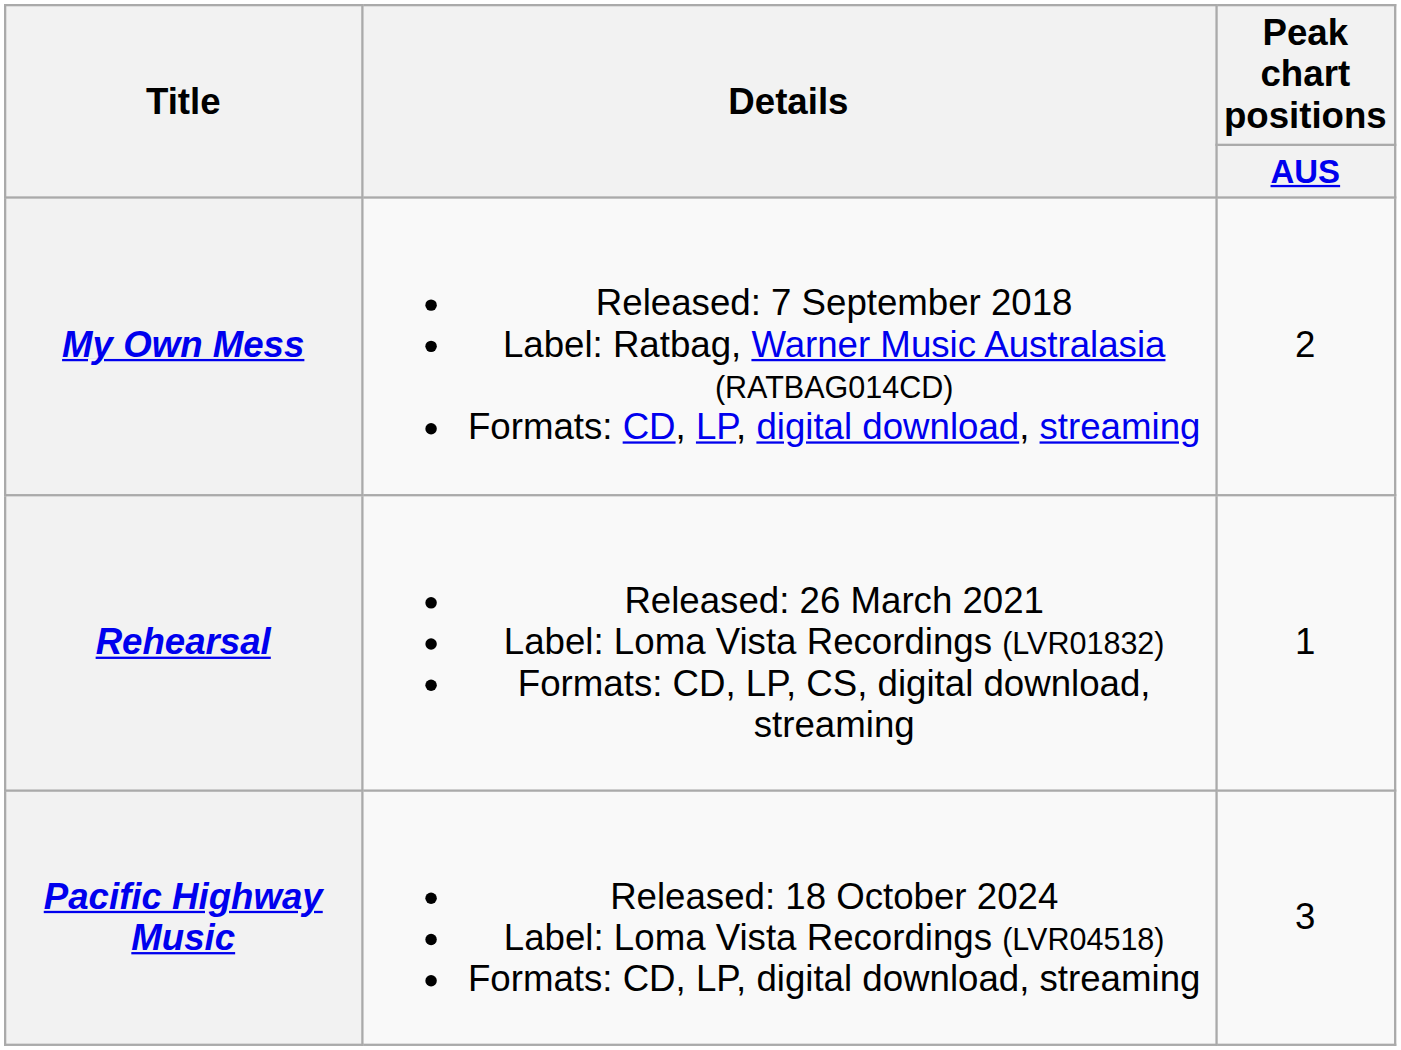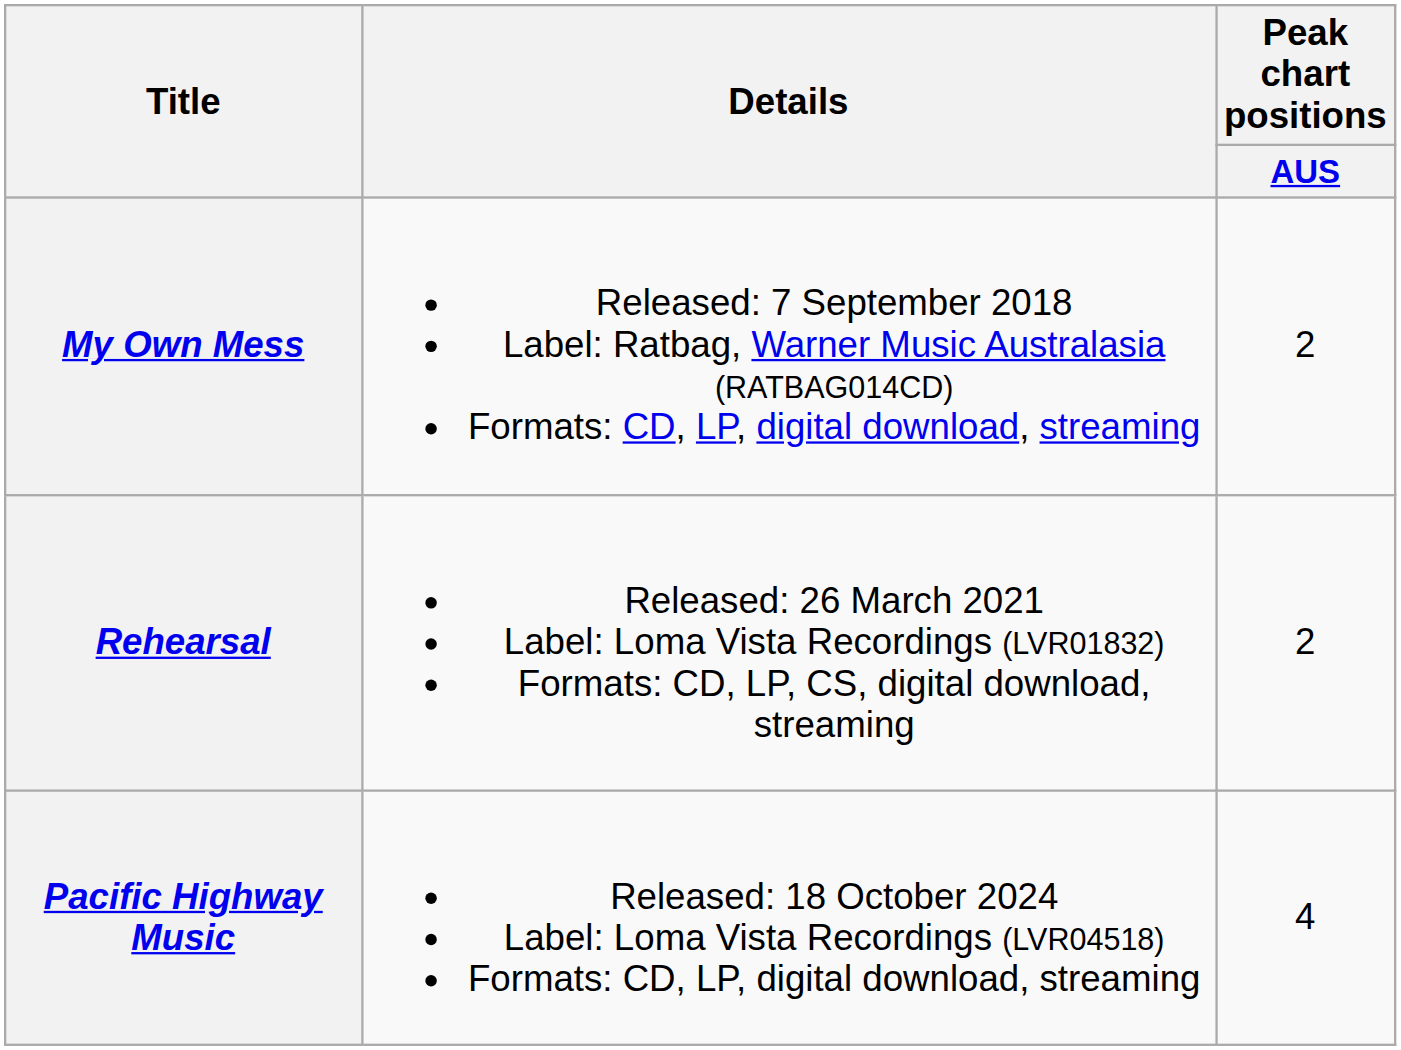(1305, 641) 1 -> (1305, 641) 2
(1305, 917) 3 -> (1305, 917) 4
